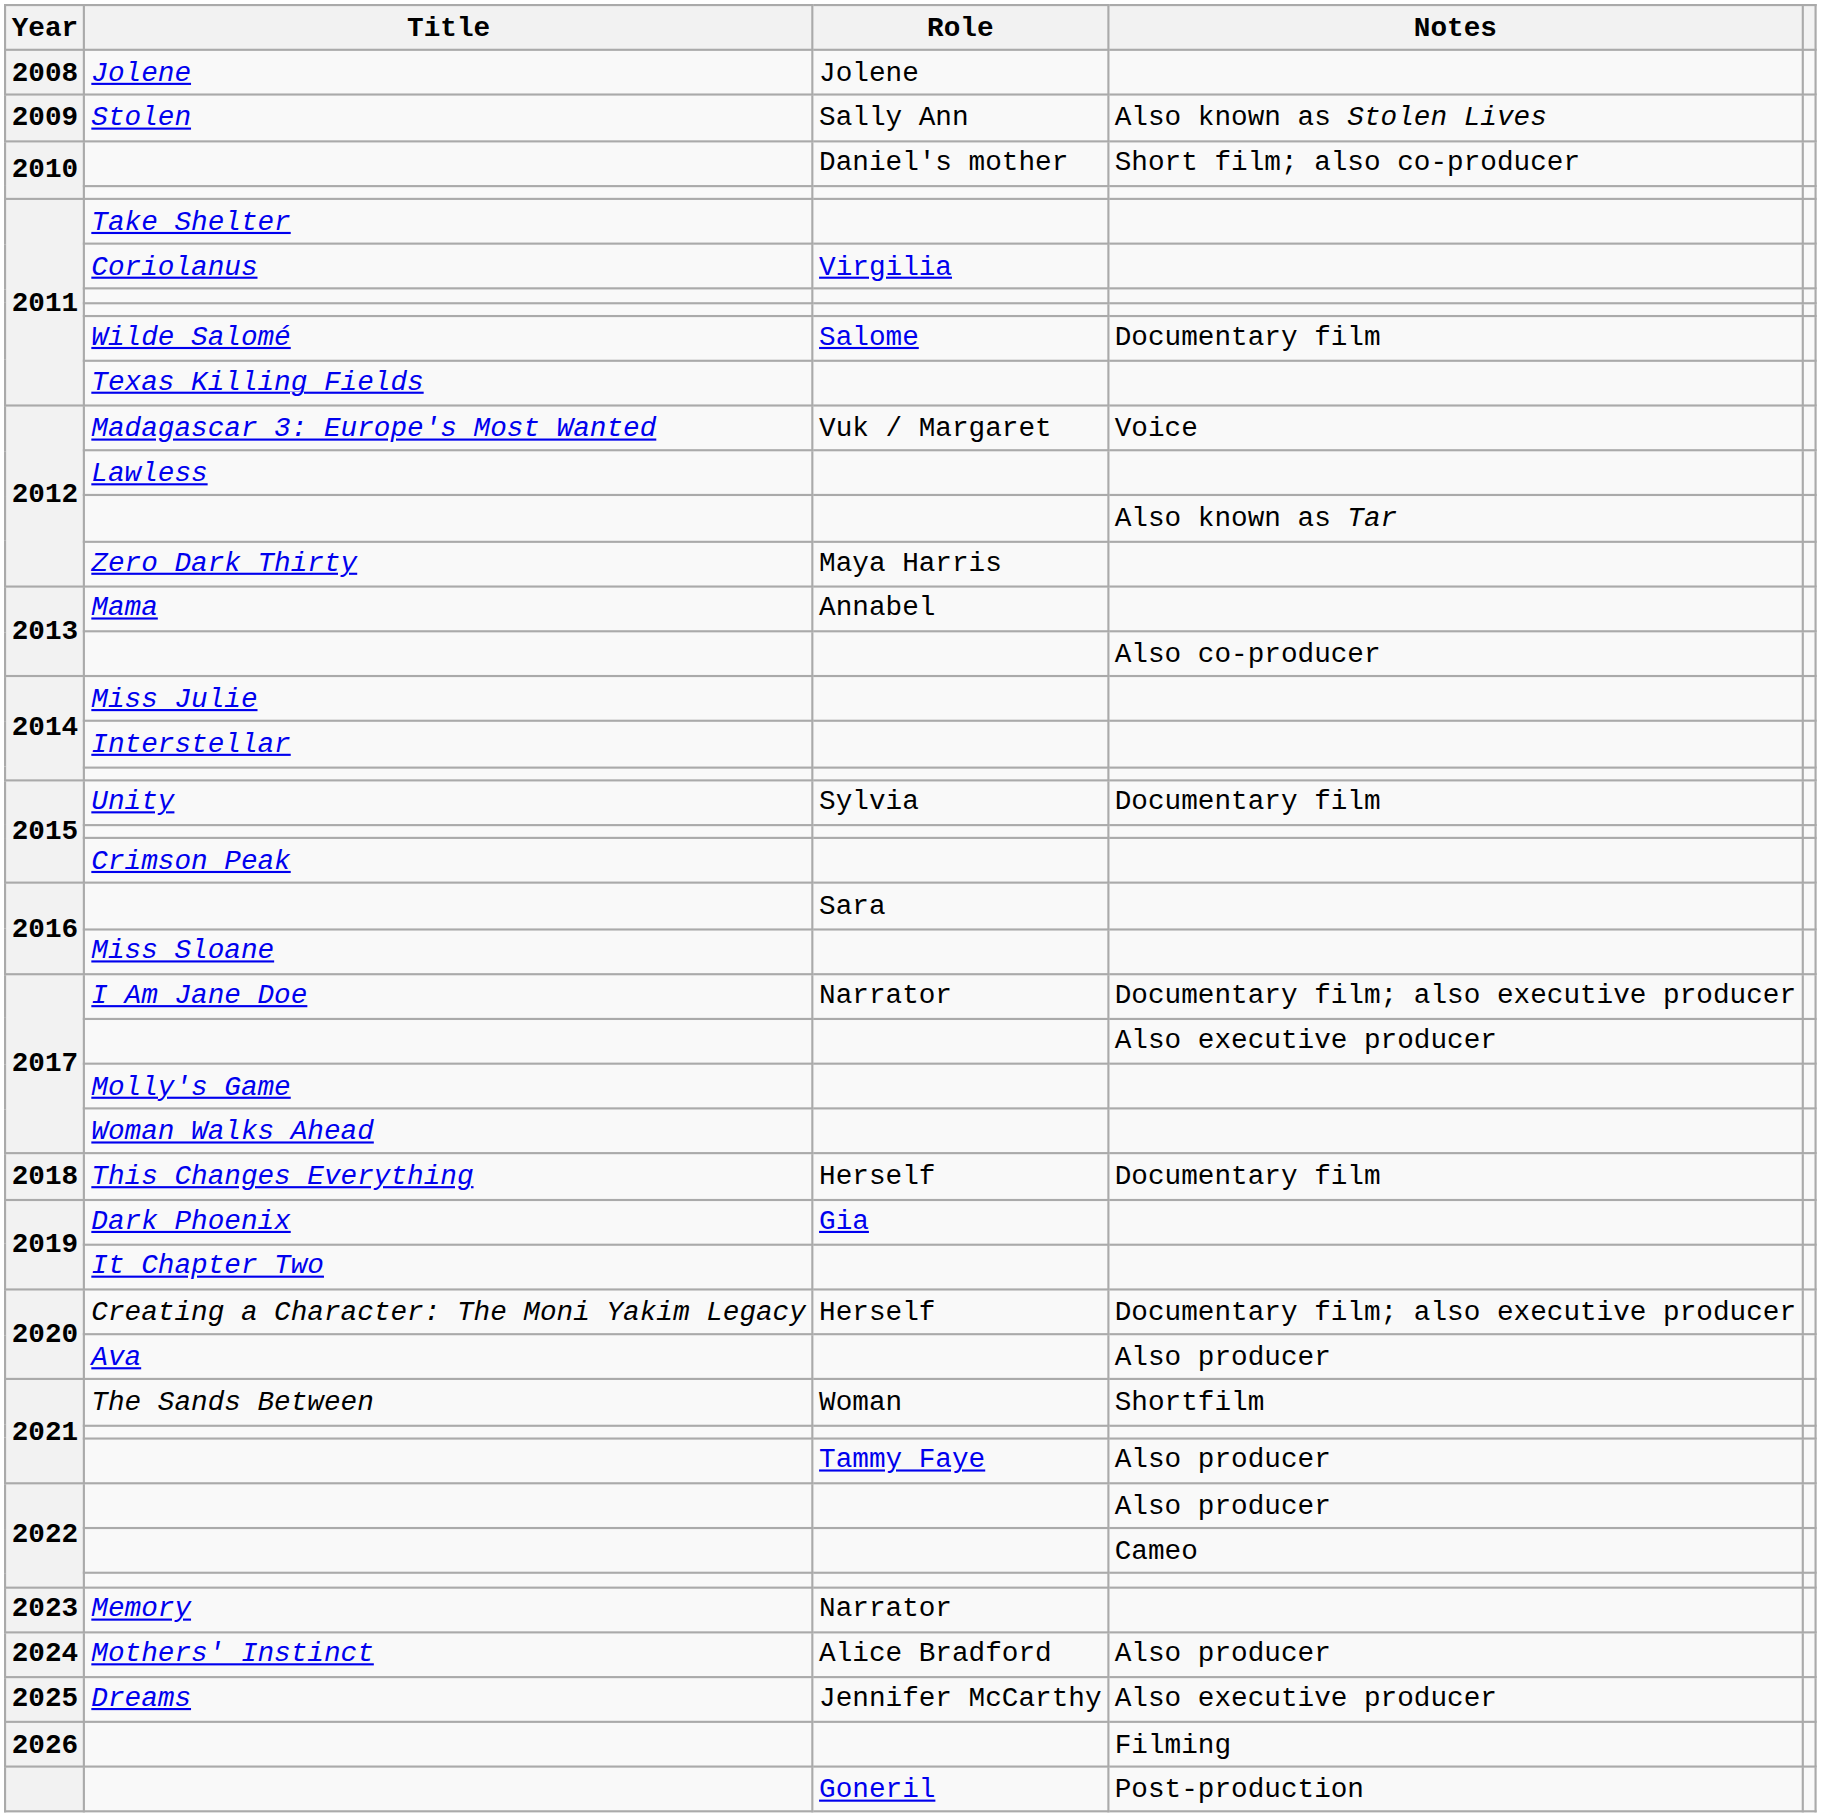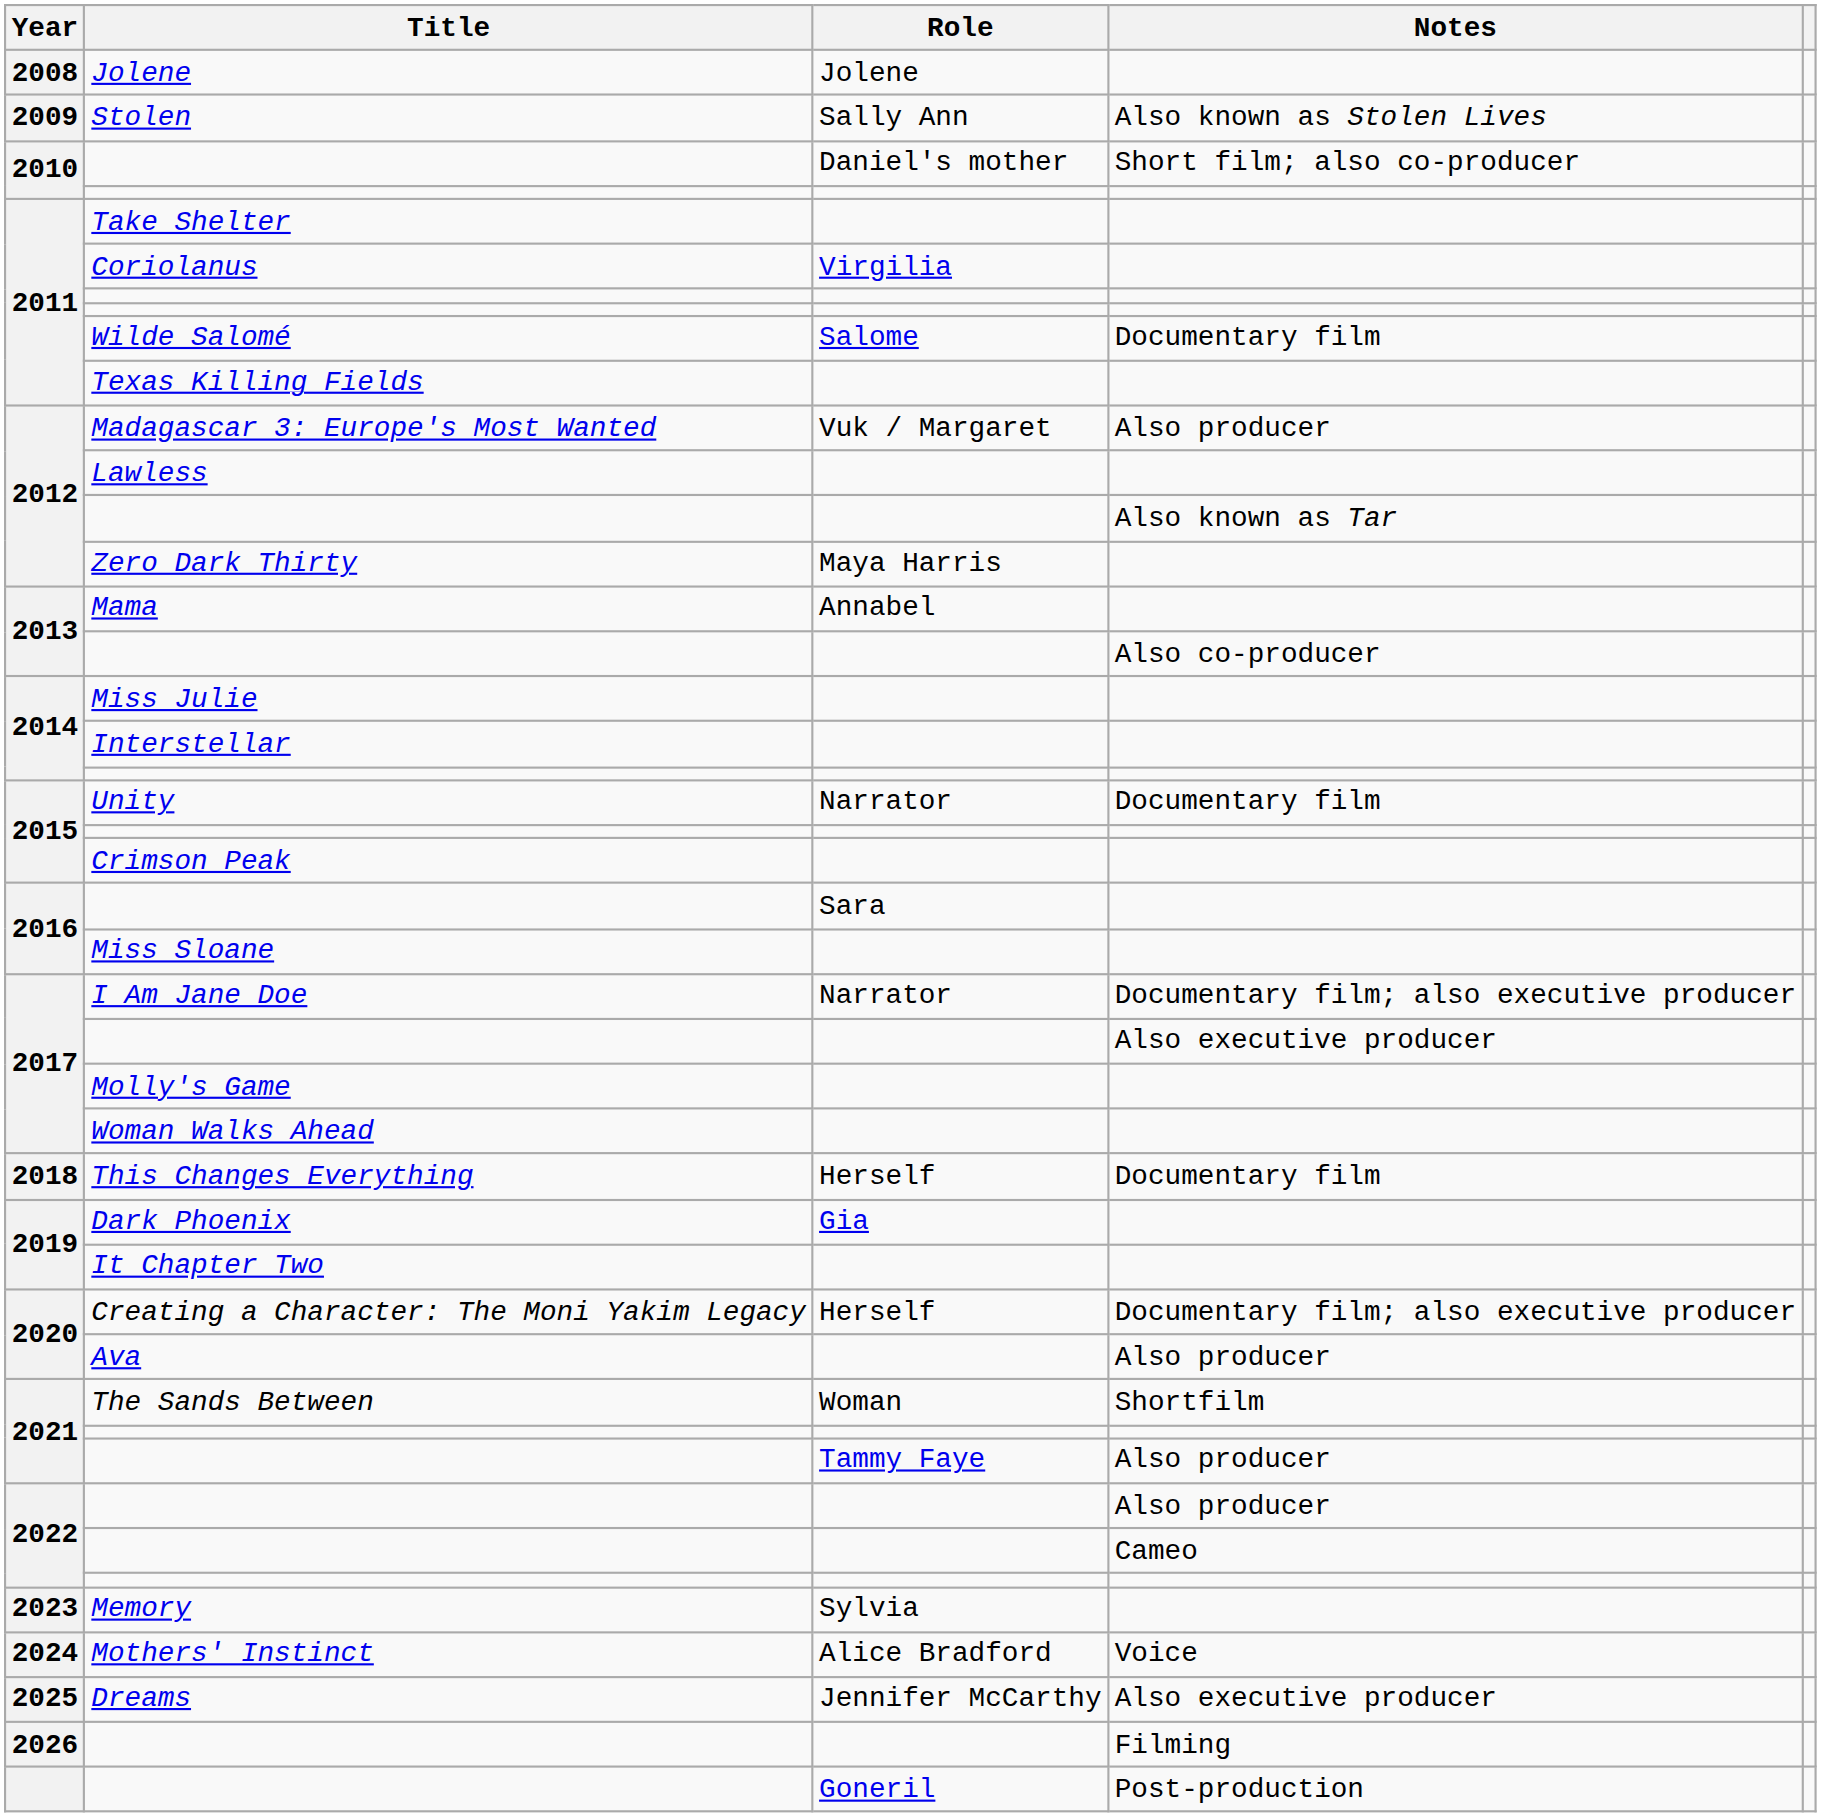(1156, 428) Voice -> (1223, 428) Also producer
(869, 802) Sylvia -> (886, 802) Narrator
(886, 1609) Narrator -> (869, 1609) Sylvia
(1223, 1654) Also producer -> (1156, 1654) Voice
